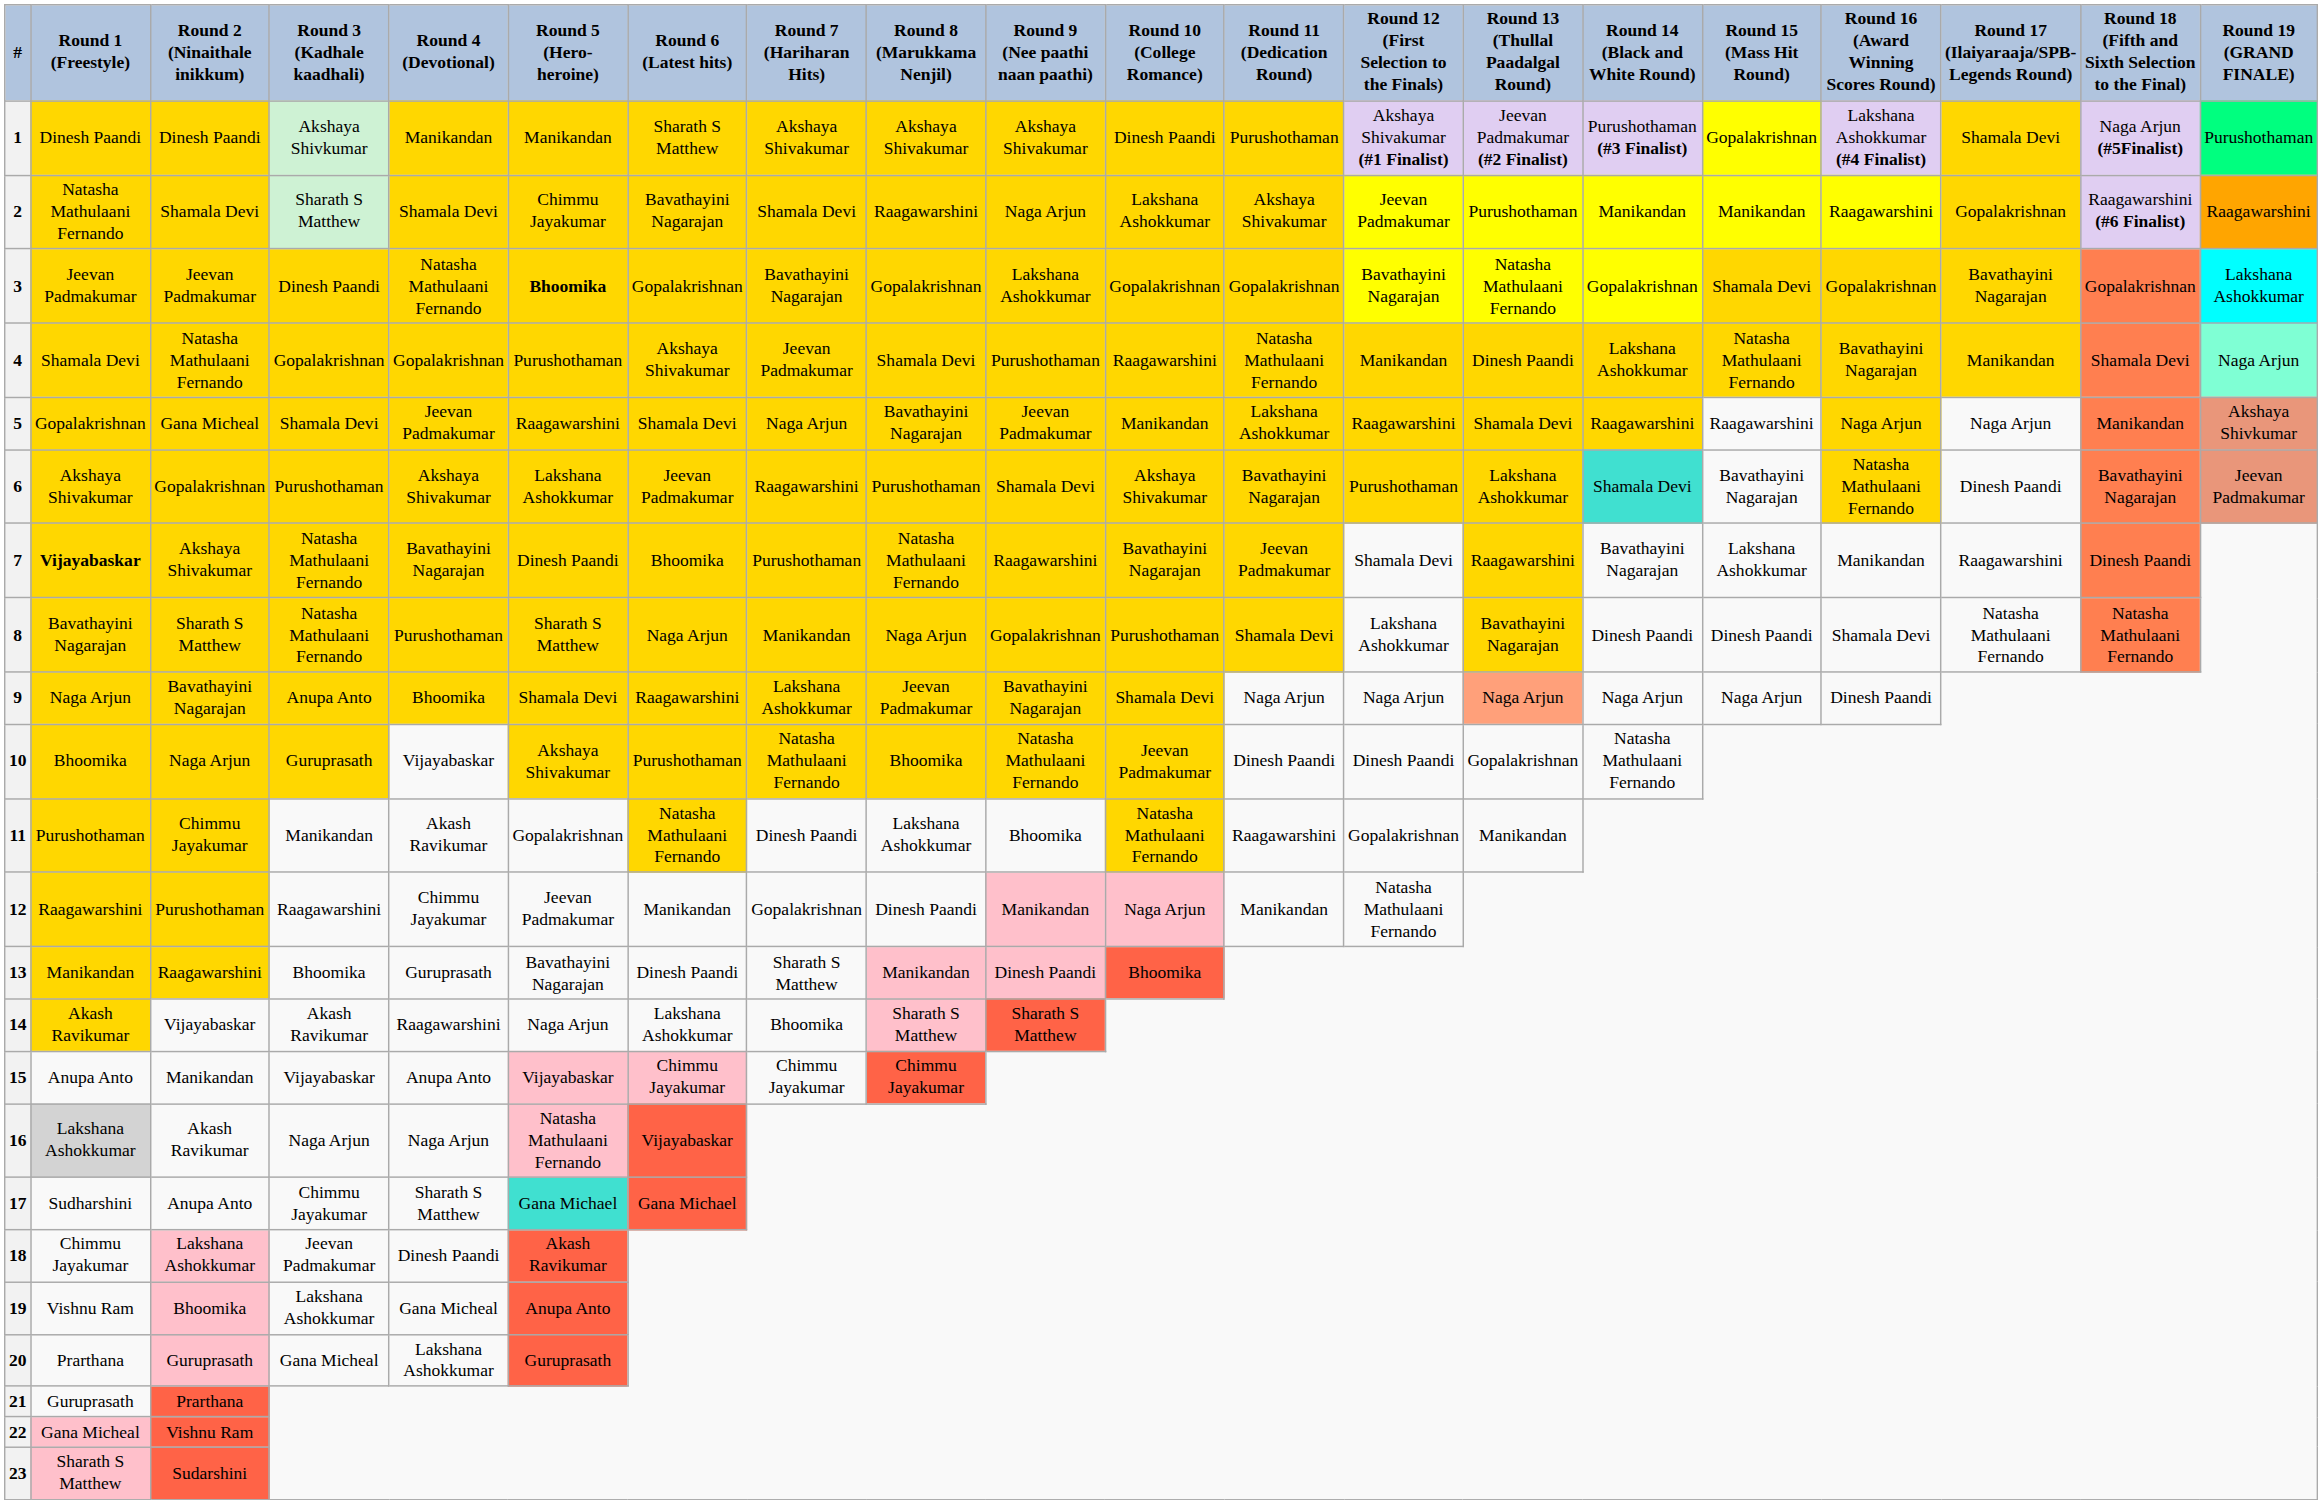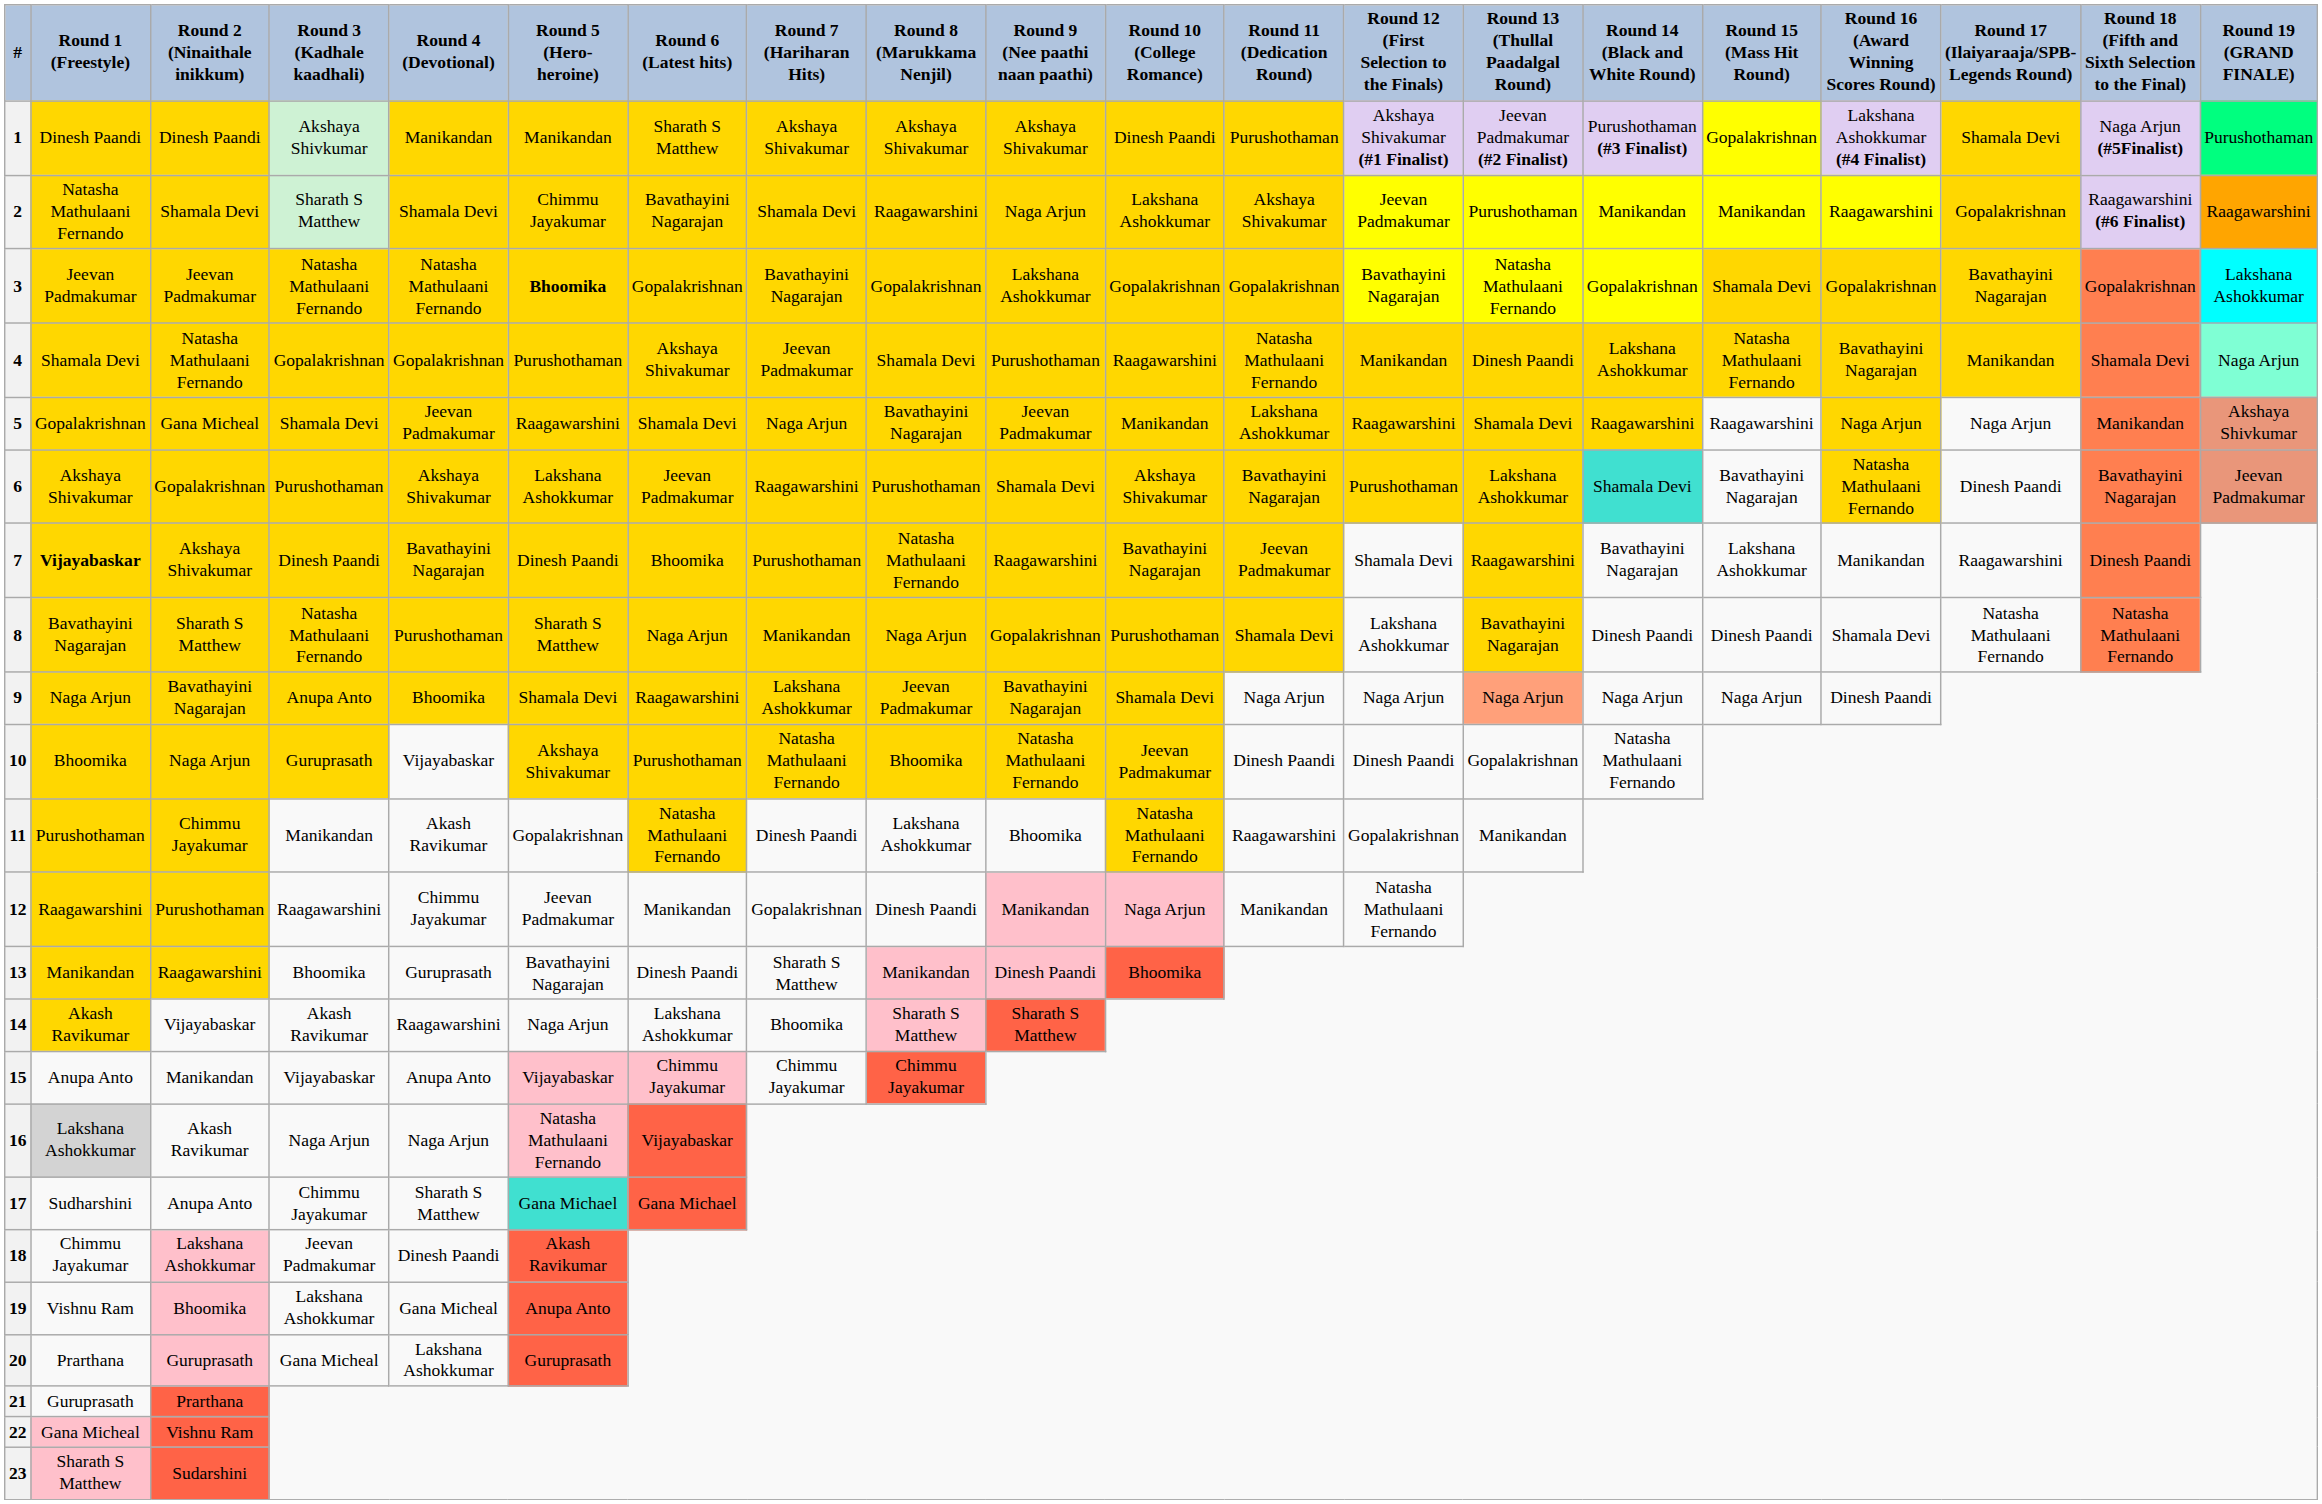(329, 285) Dinesh Paandi -> (329, 285) Natasha Mathulaani Fernando
(329, 560) Natasha Mathulaani Fernando -> (329, 560) Dinesh Paandi
